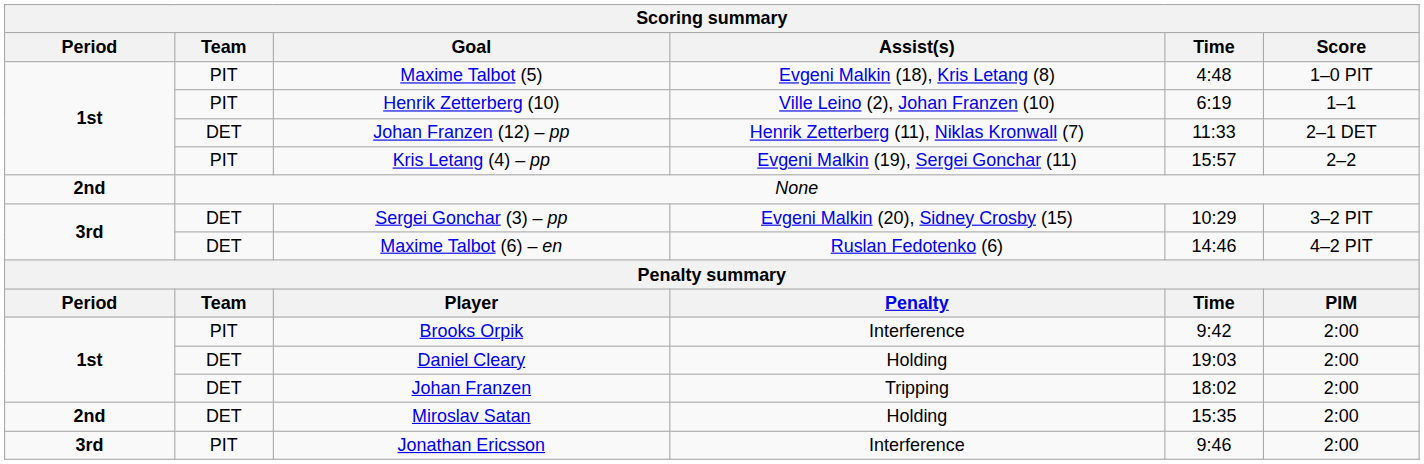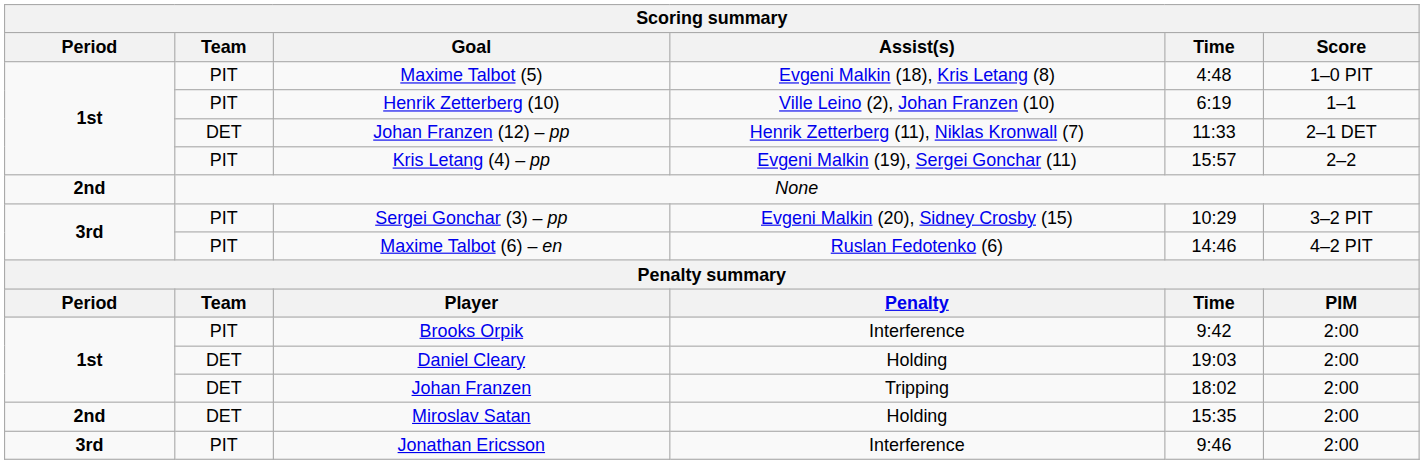(224, 217) DET -> (224, 217) PIT
(224, 246) DET -> (224, 246) PIT
